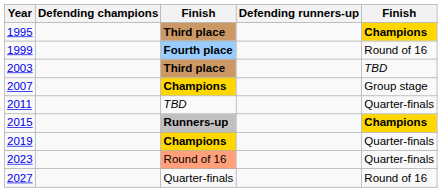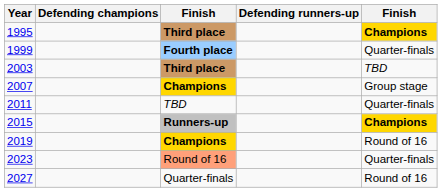(396, 50) Round of 16 -> (399, 50) Quarter-finals
(399, 141) Quarter-finals -> (396, 141) Round of 16
